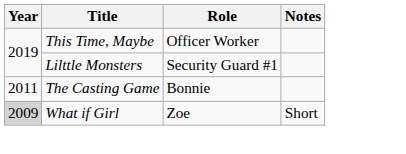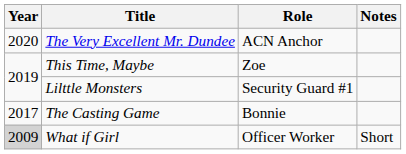+ row: (140, 40)
(213, 40) Officer Worker -> (254, 64) Zoe
(23, 88) 2011 -> (23, 112) 2017
(178, 112) Zoe -> (288, 137) Officer Worker
